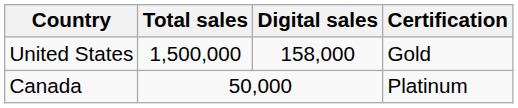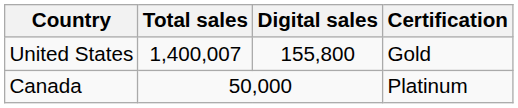(195, 53) 1,500,000 -> (195, 53) 1,400,007
(318, 53) 158,000 -> (318, 53) 155,800
